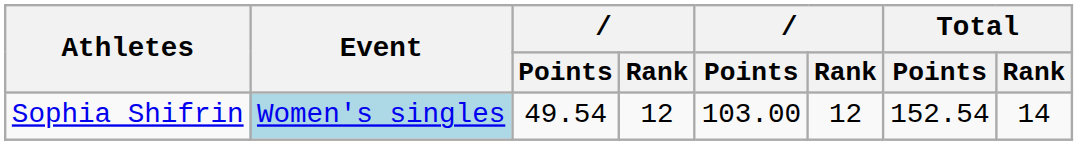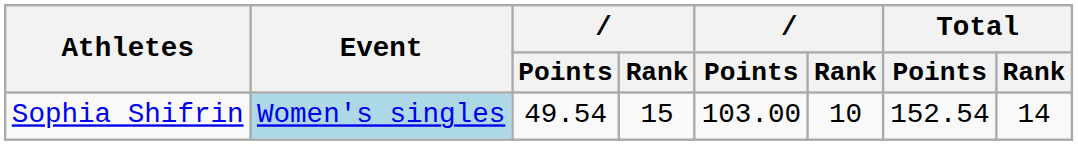(657, 116) 12 -> (657, 116) 15
(846, 116) 12 -> (846, 116) 10
